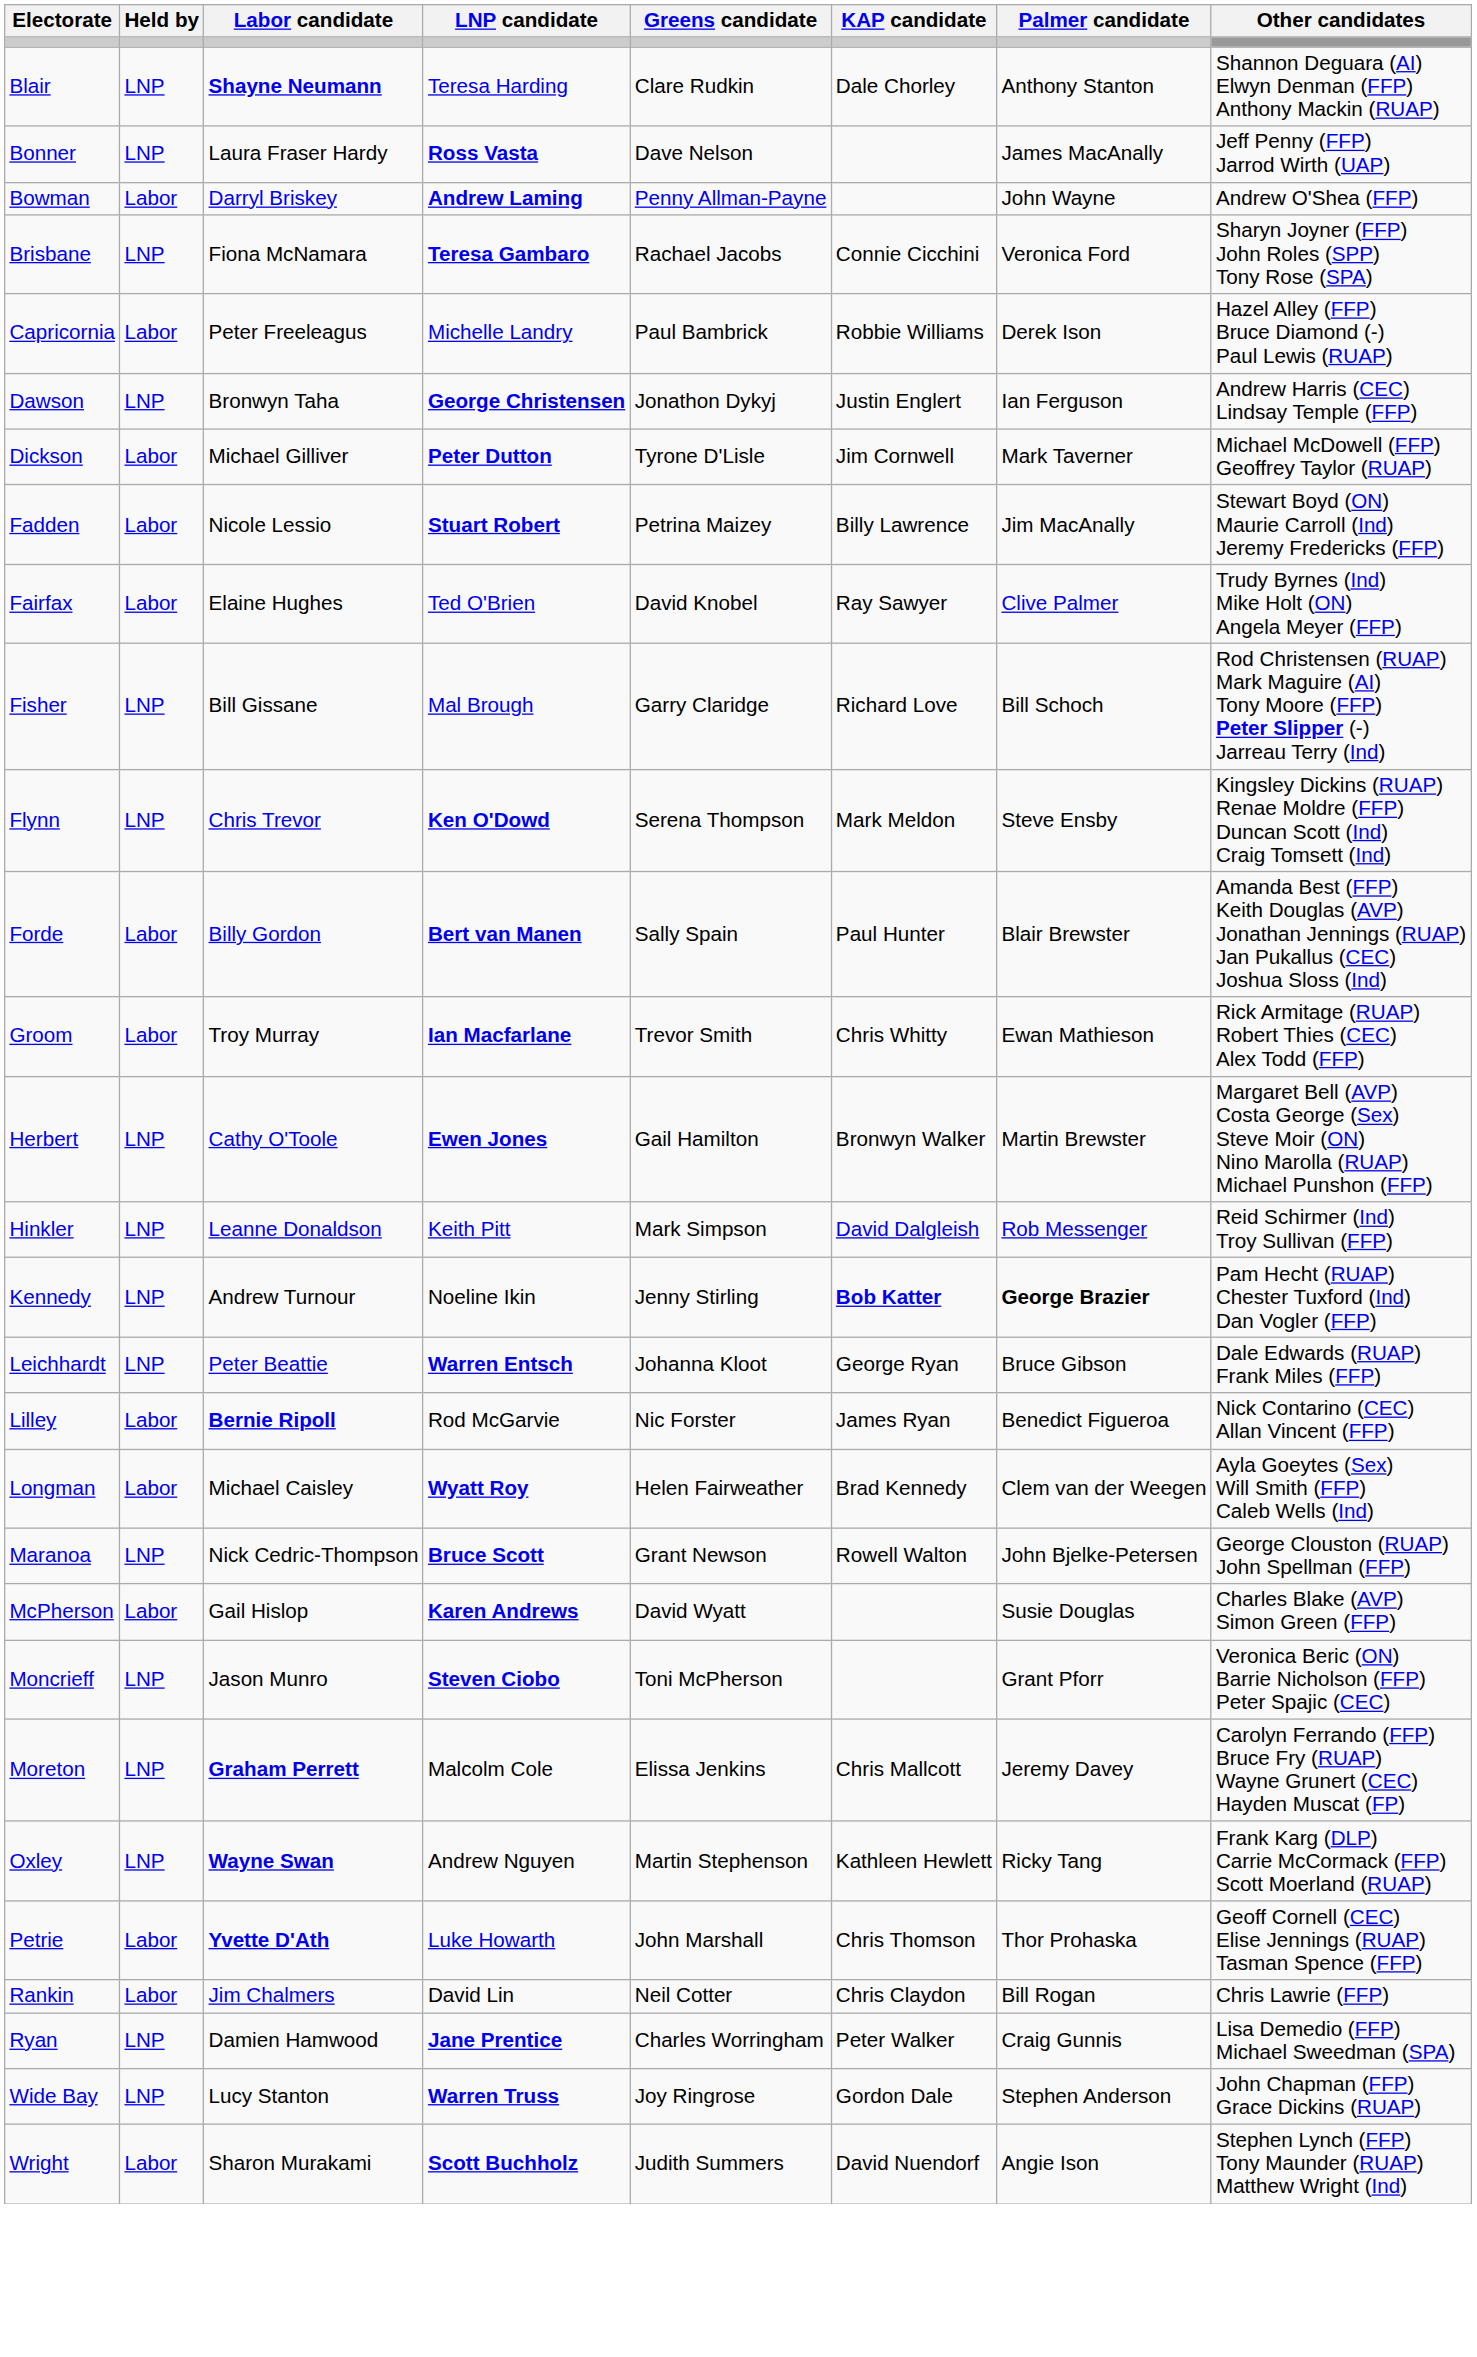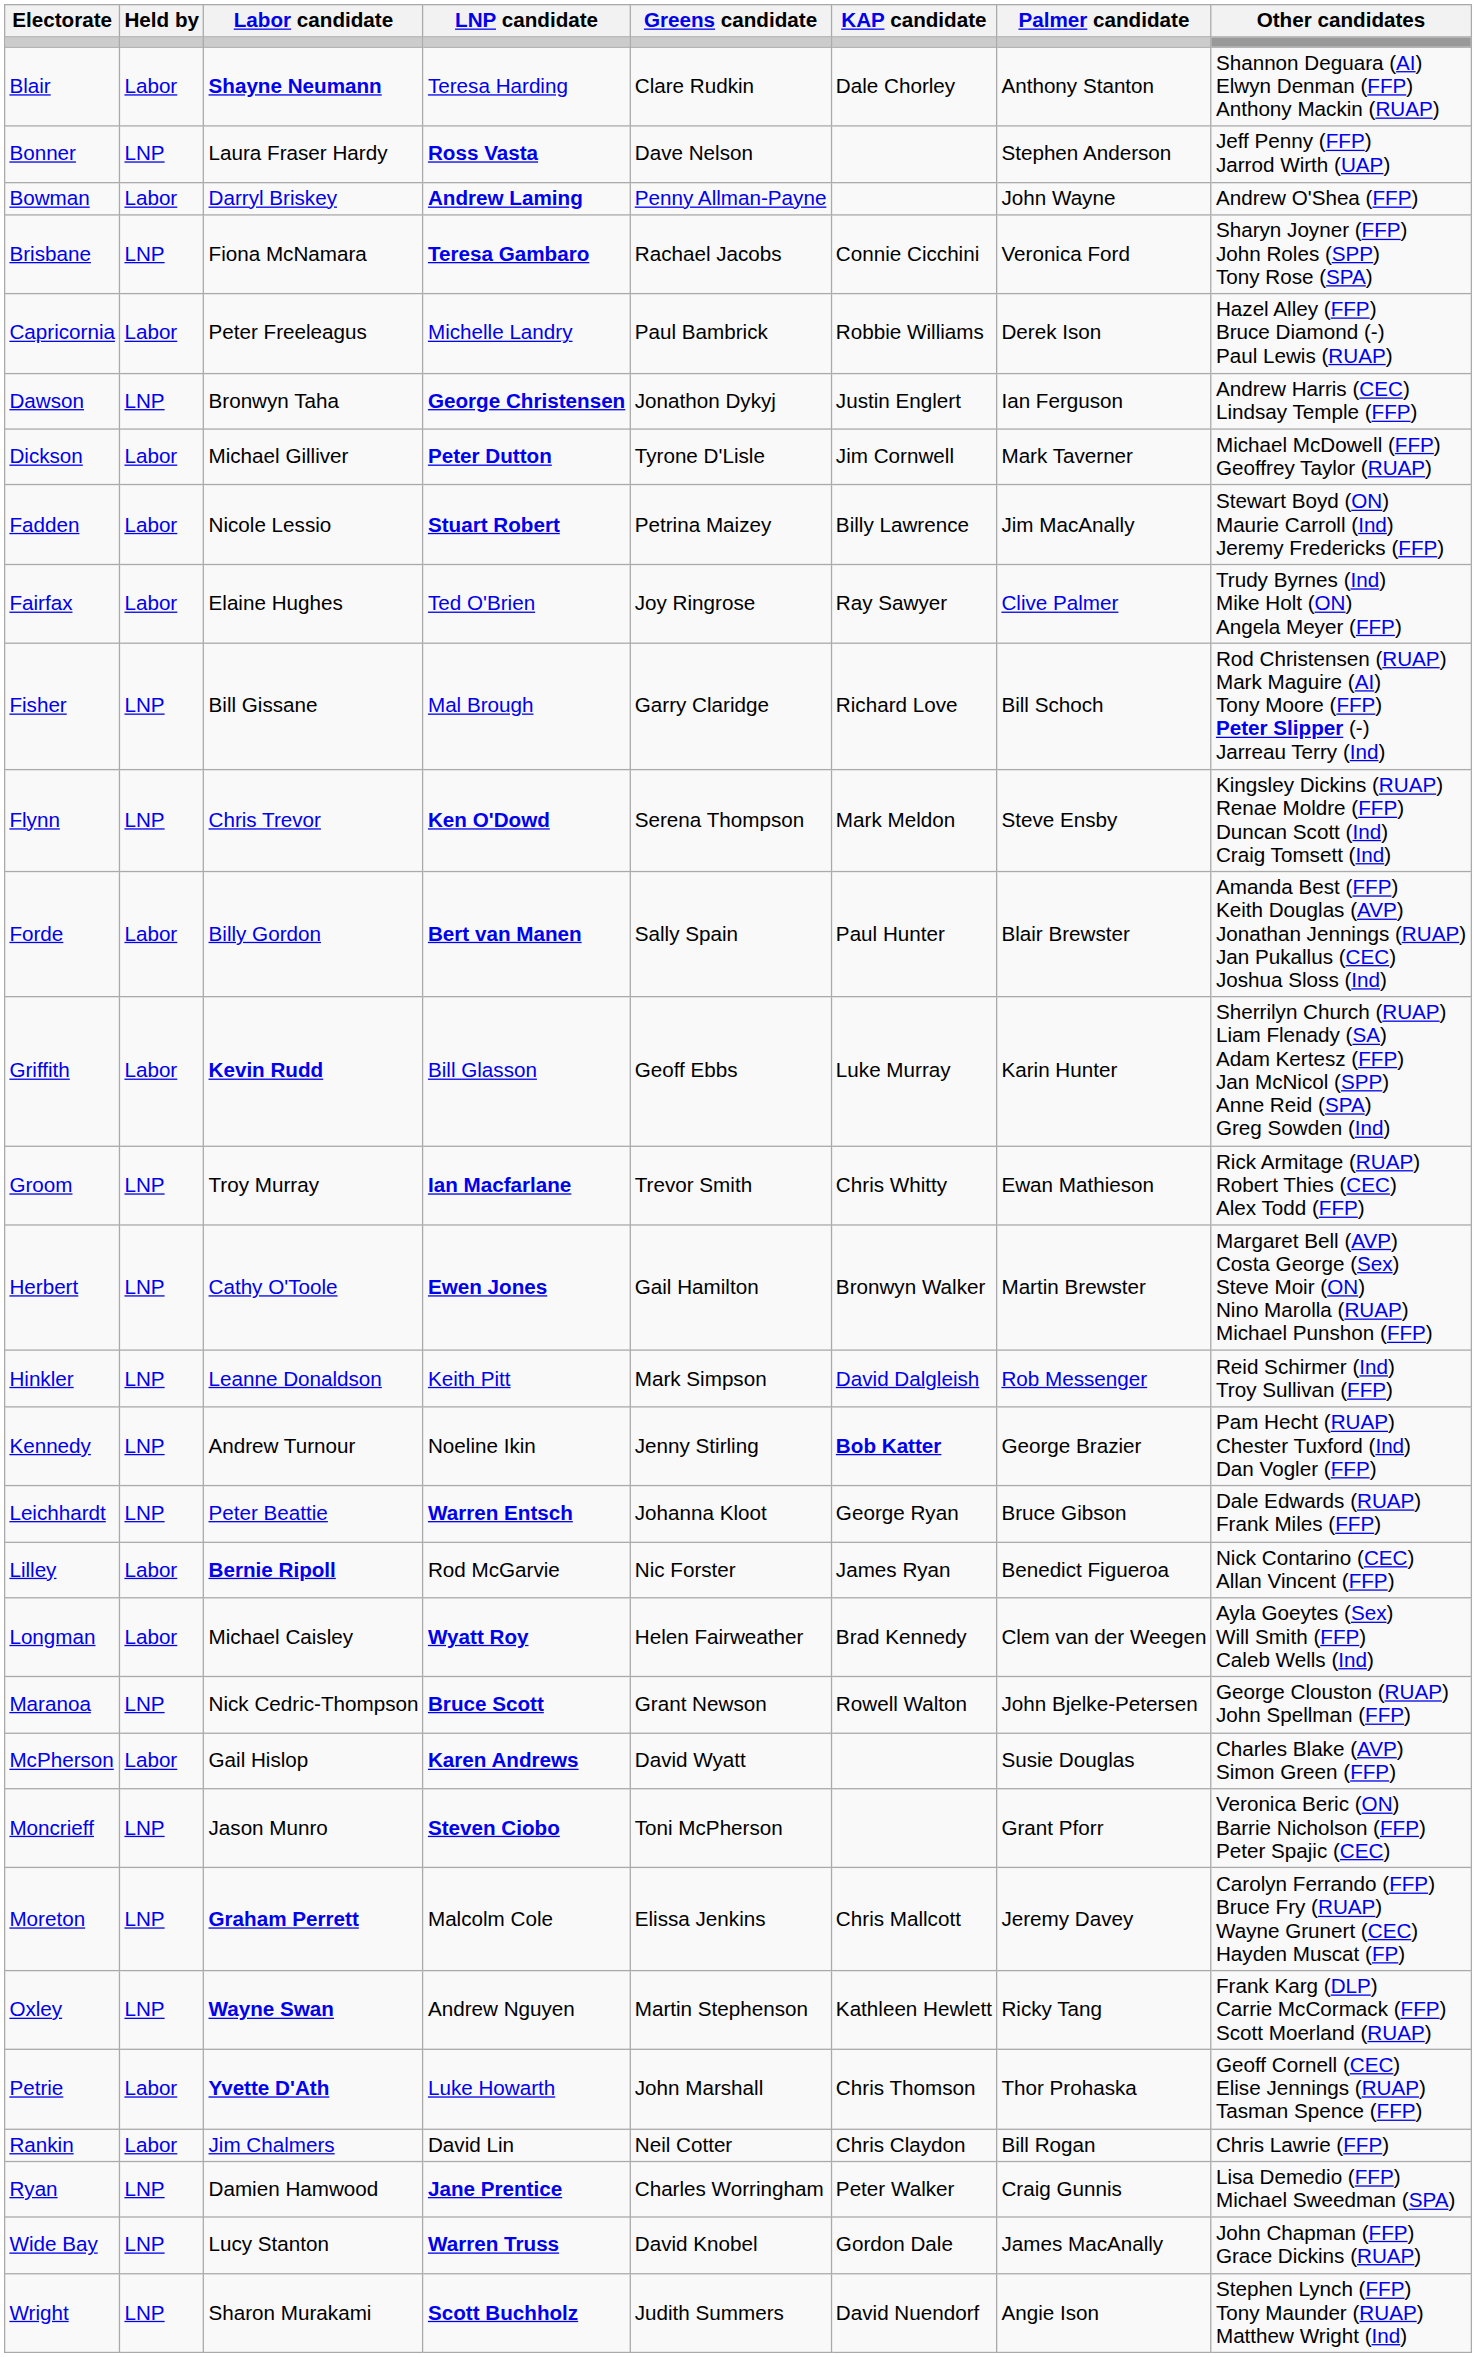(145, 86) LNP -> (151, 86) Labor
(1082, 153) James MacAnally -> (1086, 153) Stephen Anderson
(696, 603) David Knobel -> (695, 603) Joy Ringrose
+ row: (40, 1071)
(151, 1036) Labor -> (145, 1185) LNP
(1075, 1297) bold -> (1071, 1445) normal
(695, 2096) Joy Ringrose -> (696, 2245) David Knobel
(1086, 2096) Stephen Anderson -> (1082, 2245) James MacAnally
(151, 2163) Labor -> (145, 2312) LNP
